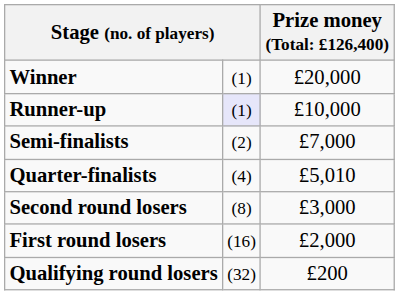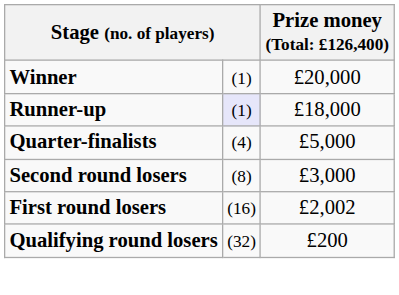(327, 109) £10,000 -> (327, 109) £18,000
- row: (69, 142)
(327, 175) £5,010 -> (327, 142) £5,000
(327, 240) £2,000 -> (327, 207) £2,002
